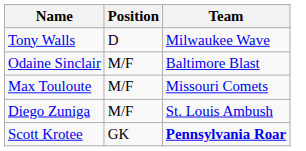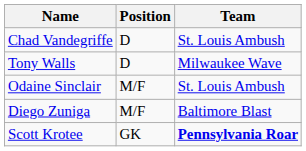+ row: (60, 39)
(213, 63) Baltimore Blast -> (231, 87) St. Louis Ambush
- row: (50, 87)
(219, 110) St. Louis Ambush -> (225, 110) Baltimore Blast
